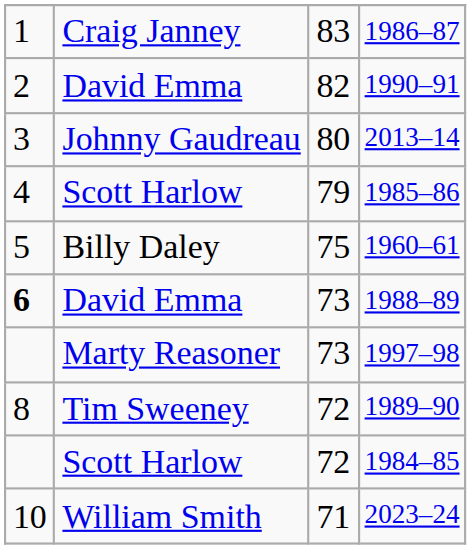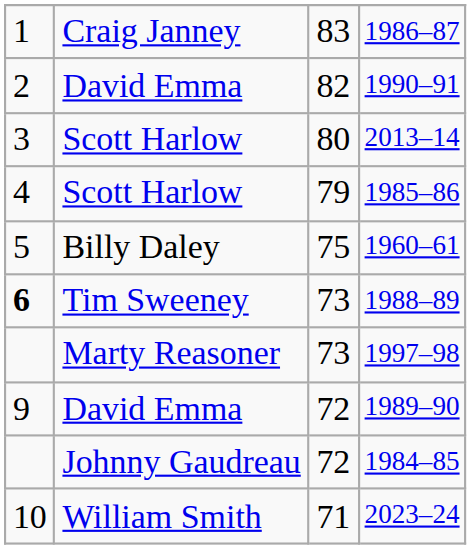(182, 138) Johnny Gaudreau -> (152, 138) Scott Harlow
(152, 300) David Emma -> (156, 300) Tim Sweeney
(21, 407) 8 -> (21, 407) 9
(156, 407) Tim Sweeney -> (152, 407) David Emma
(152, 461) Scott Harlow -> (182, 461) Johnny Gaudreau
